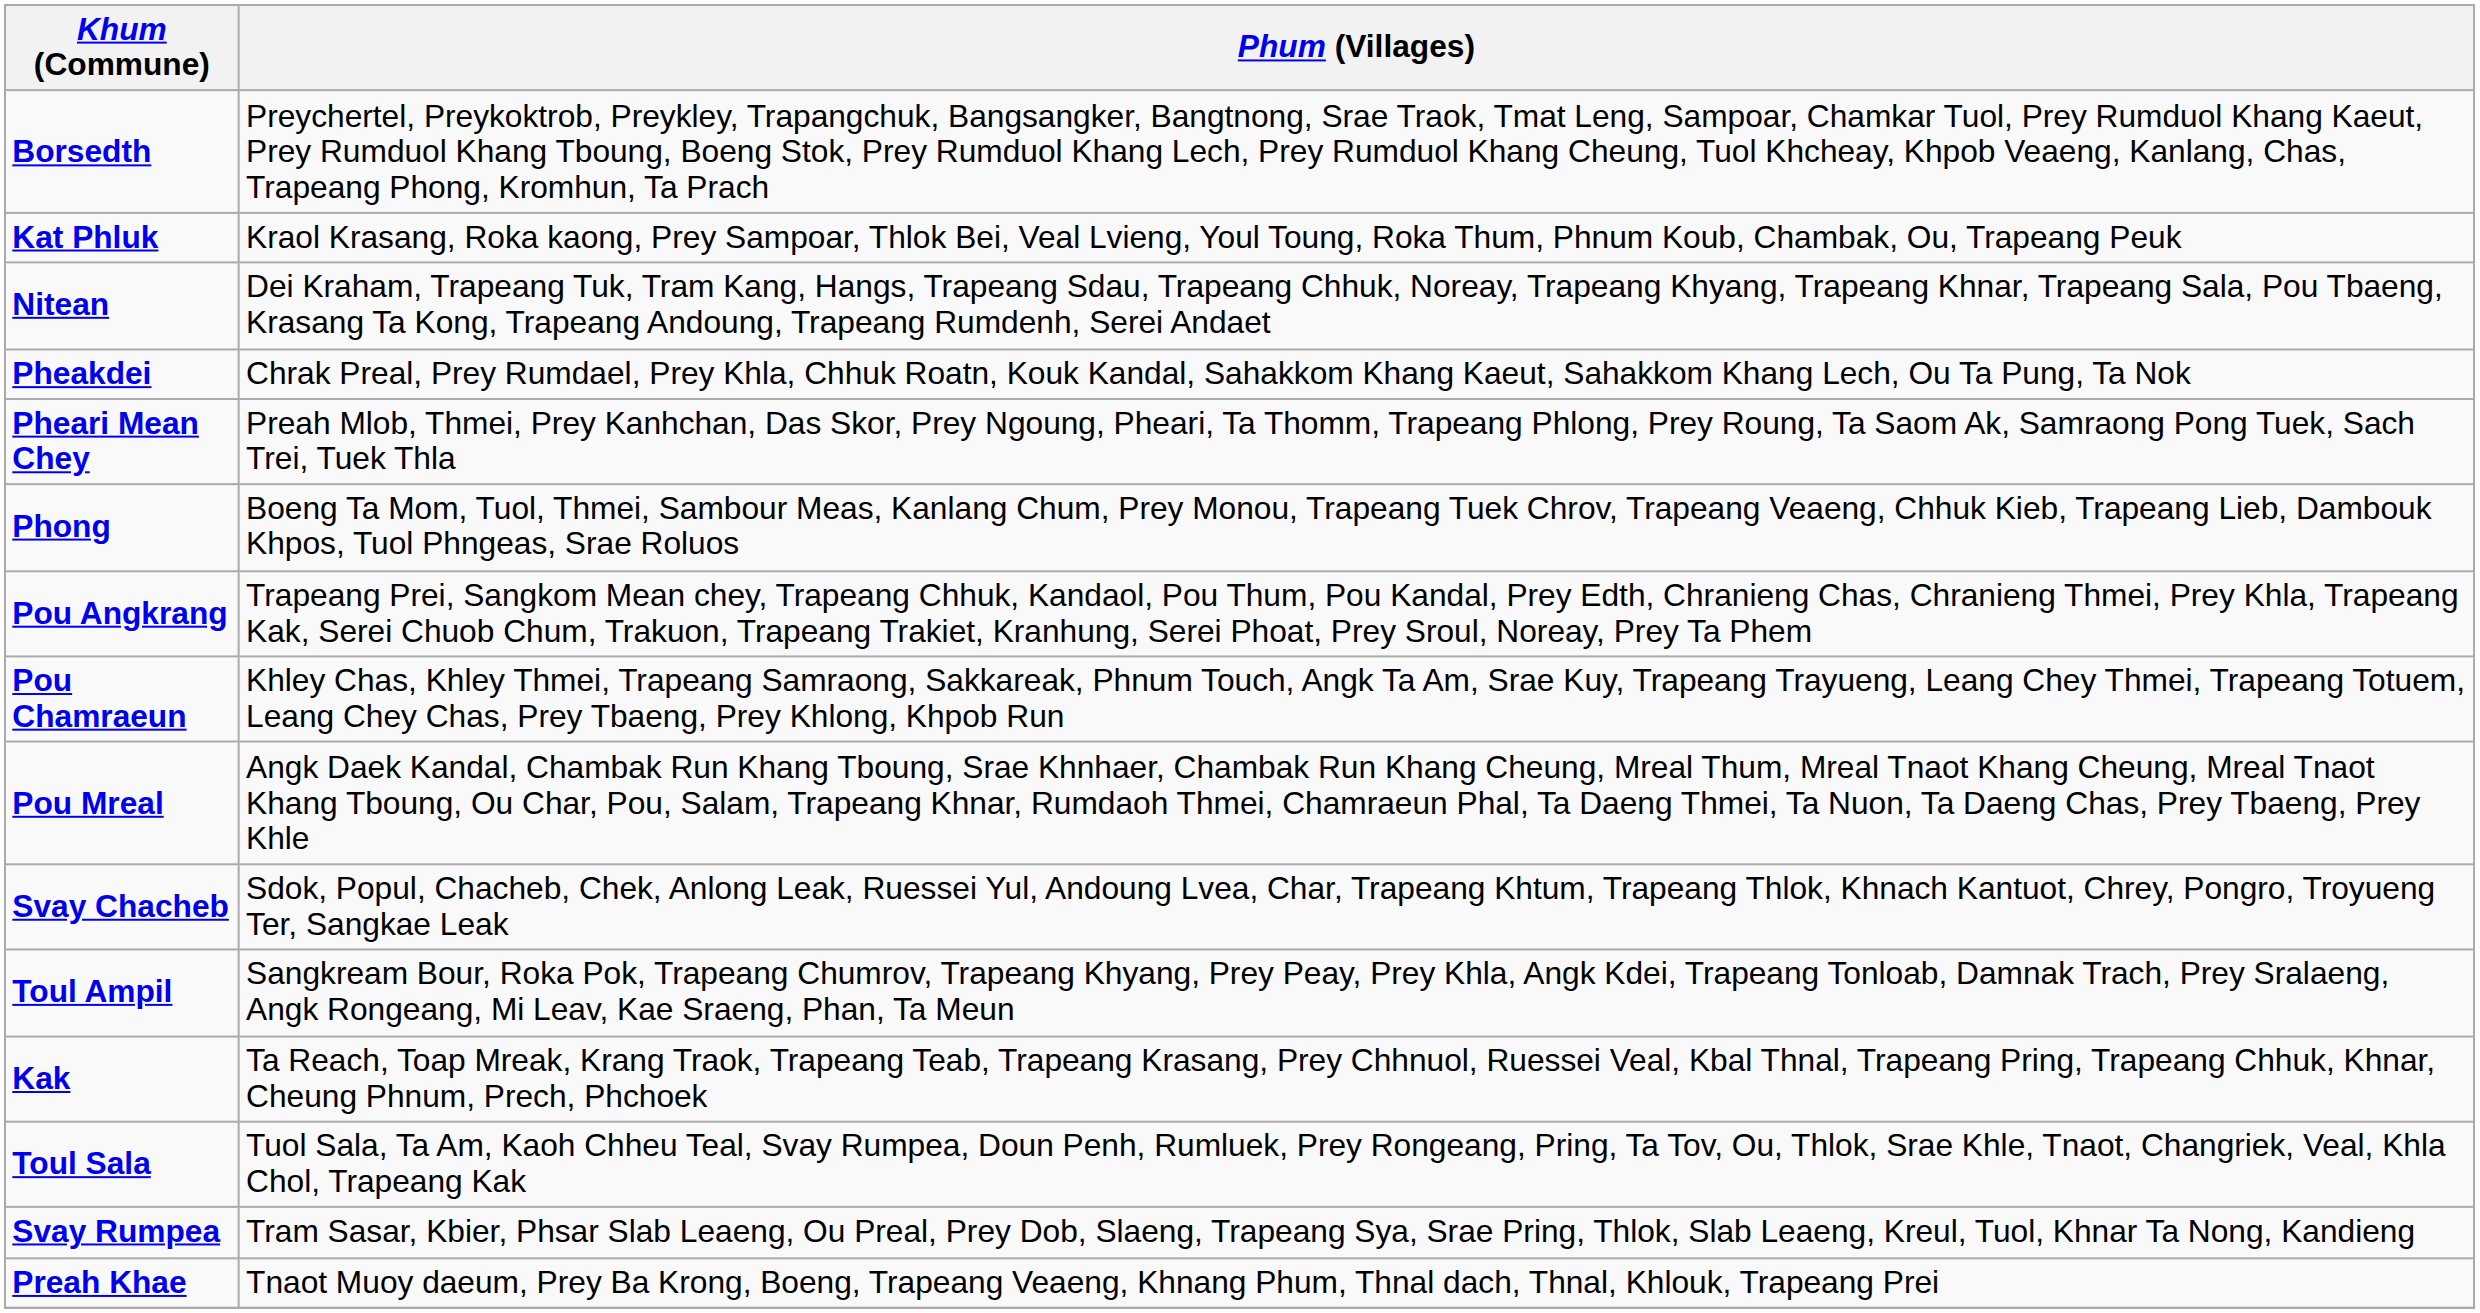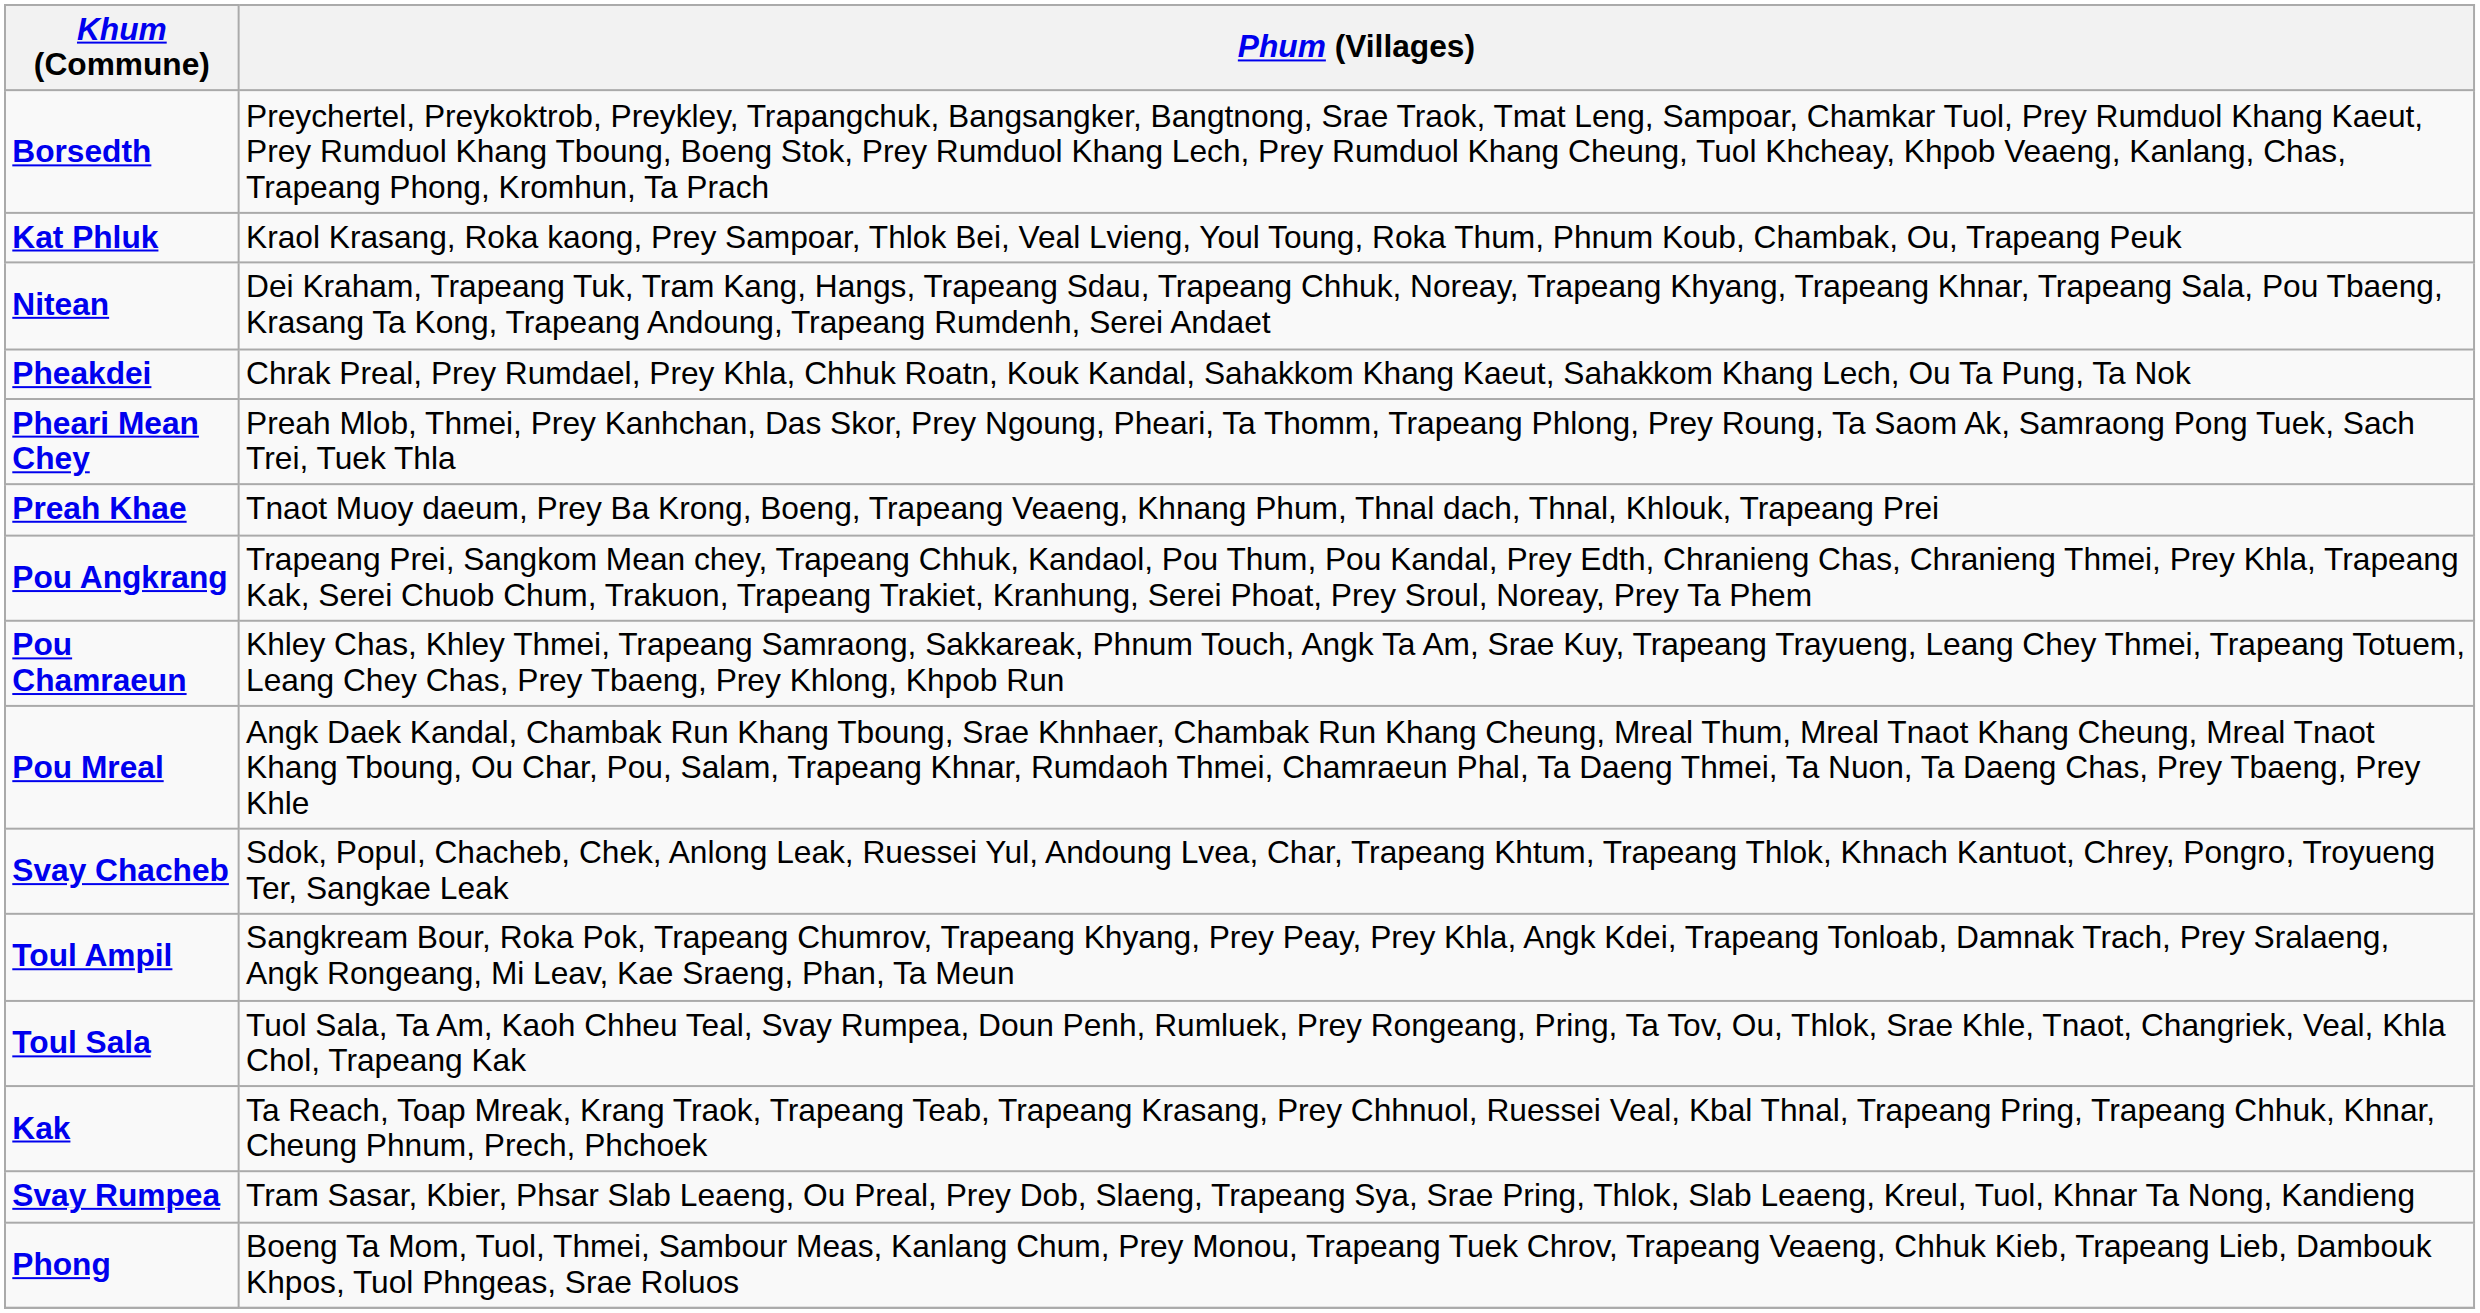rows swapped: (62, 527) <-> (99, 1282)
rows swapped: (82, 1163) <-> (41, 1078)
